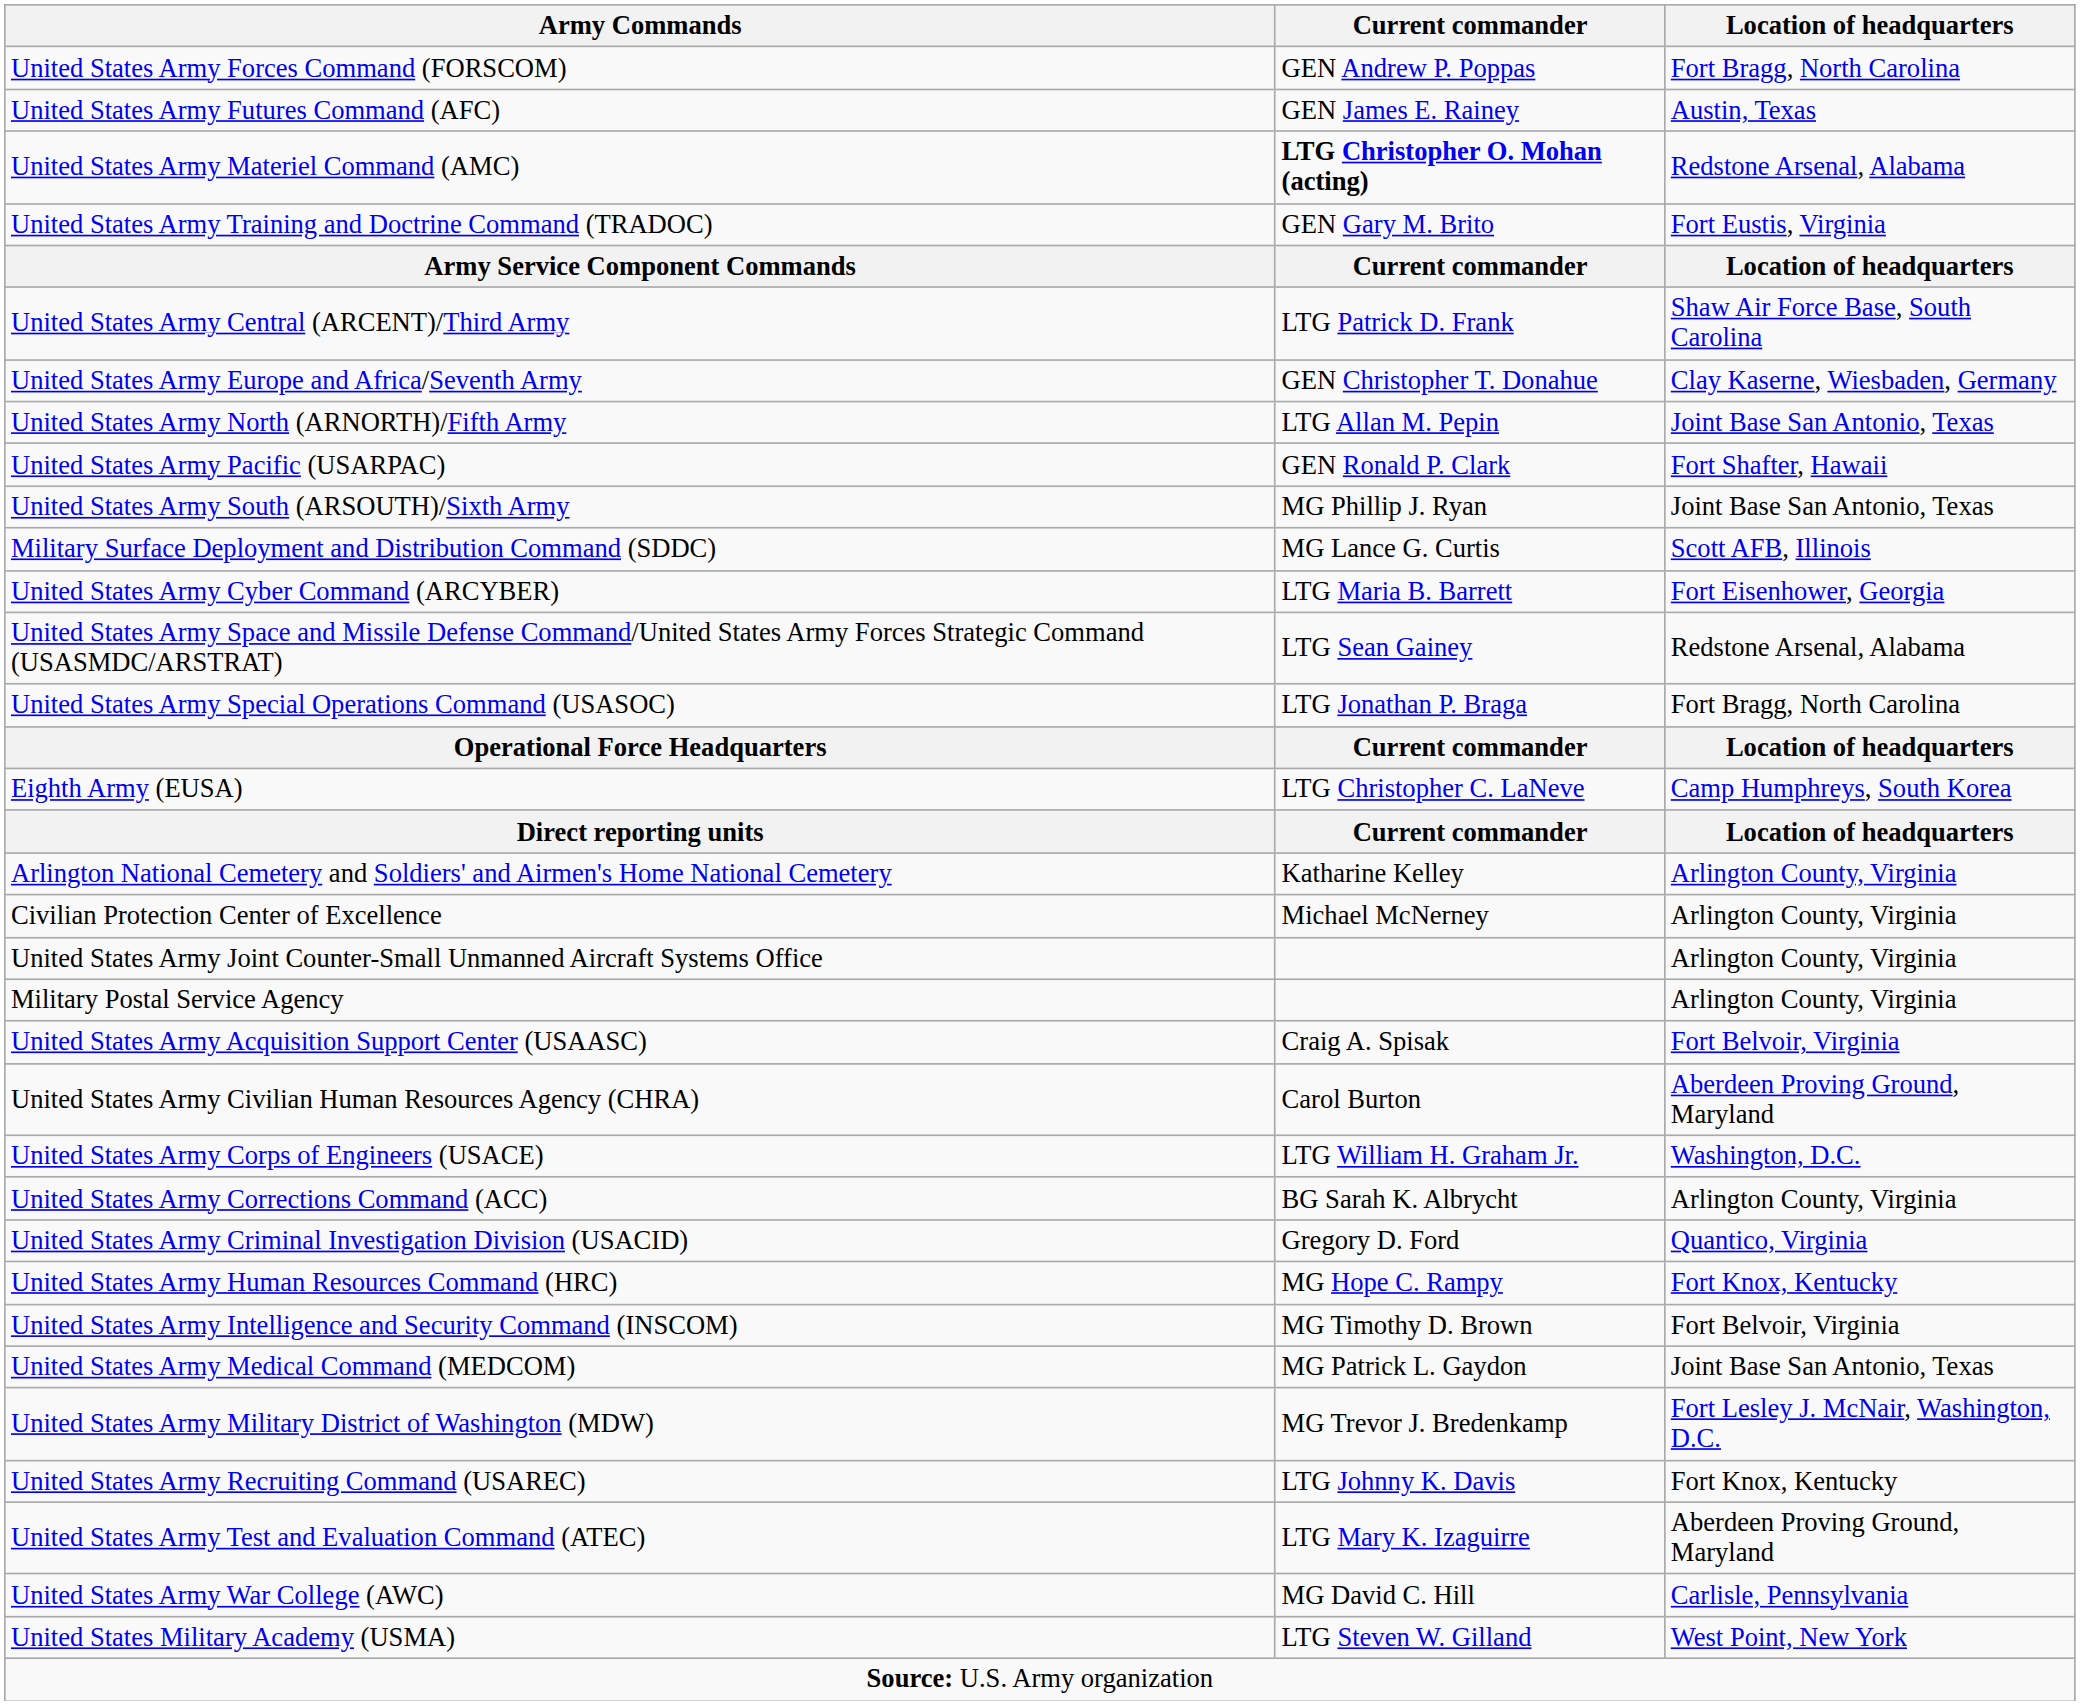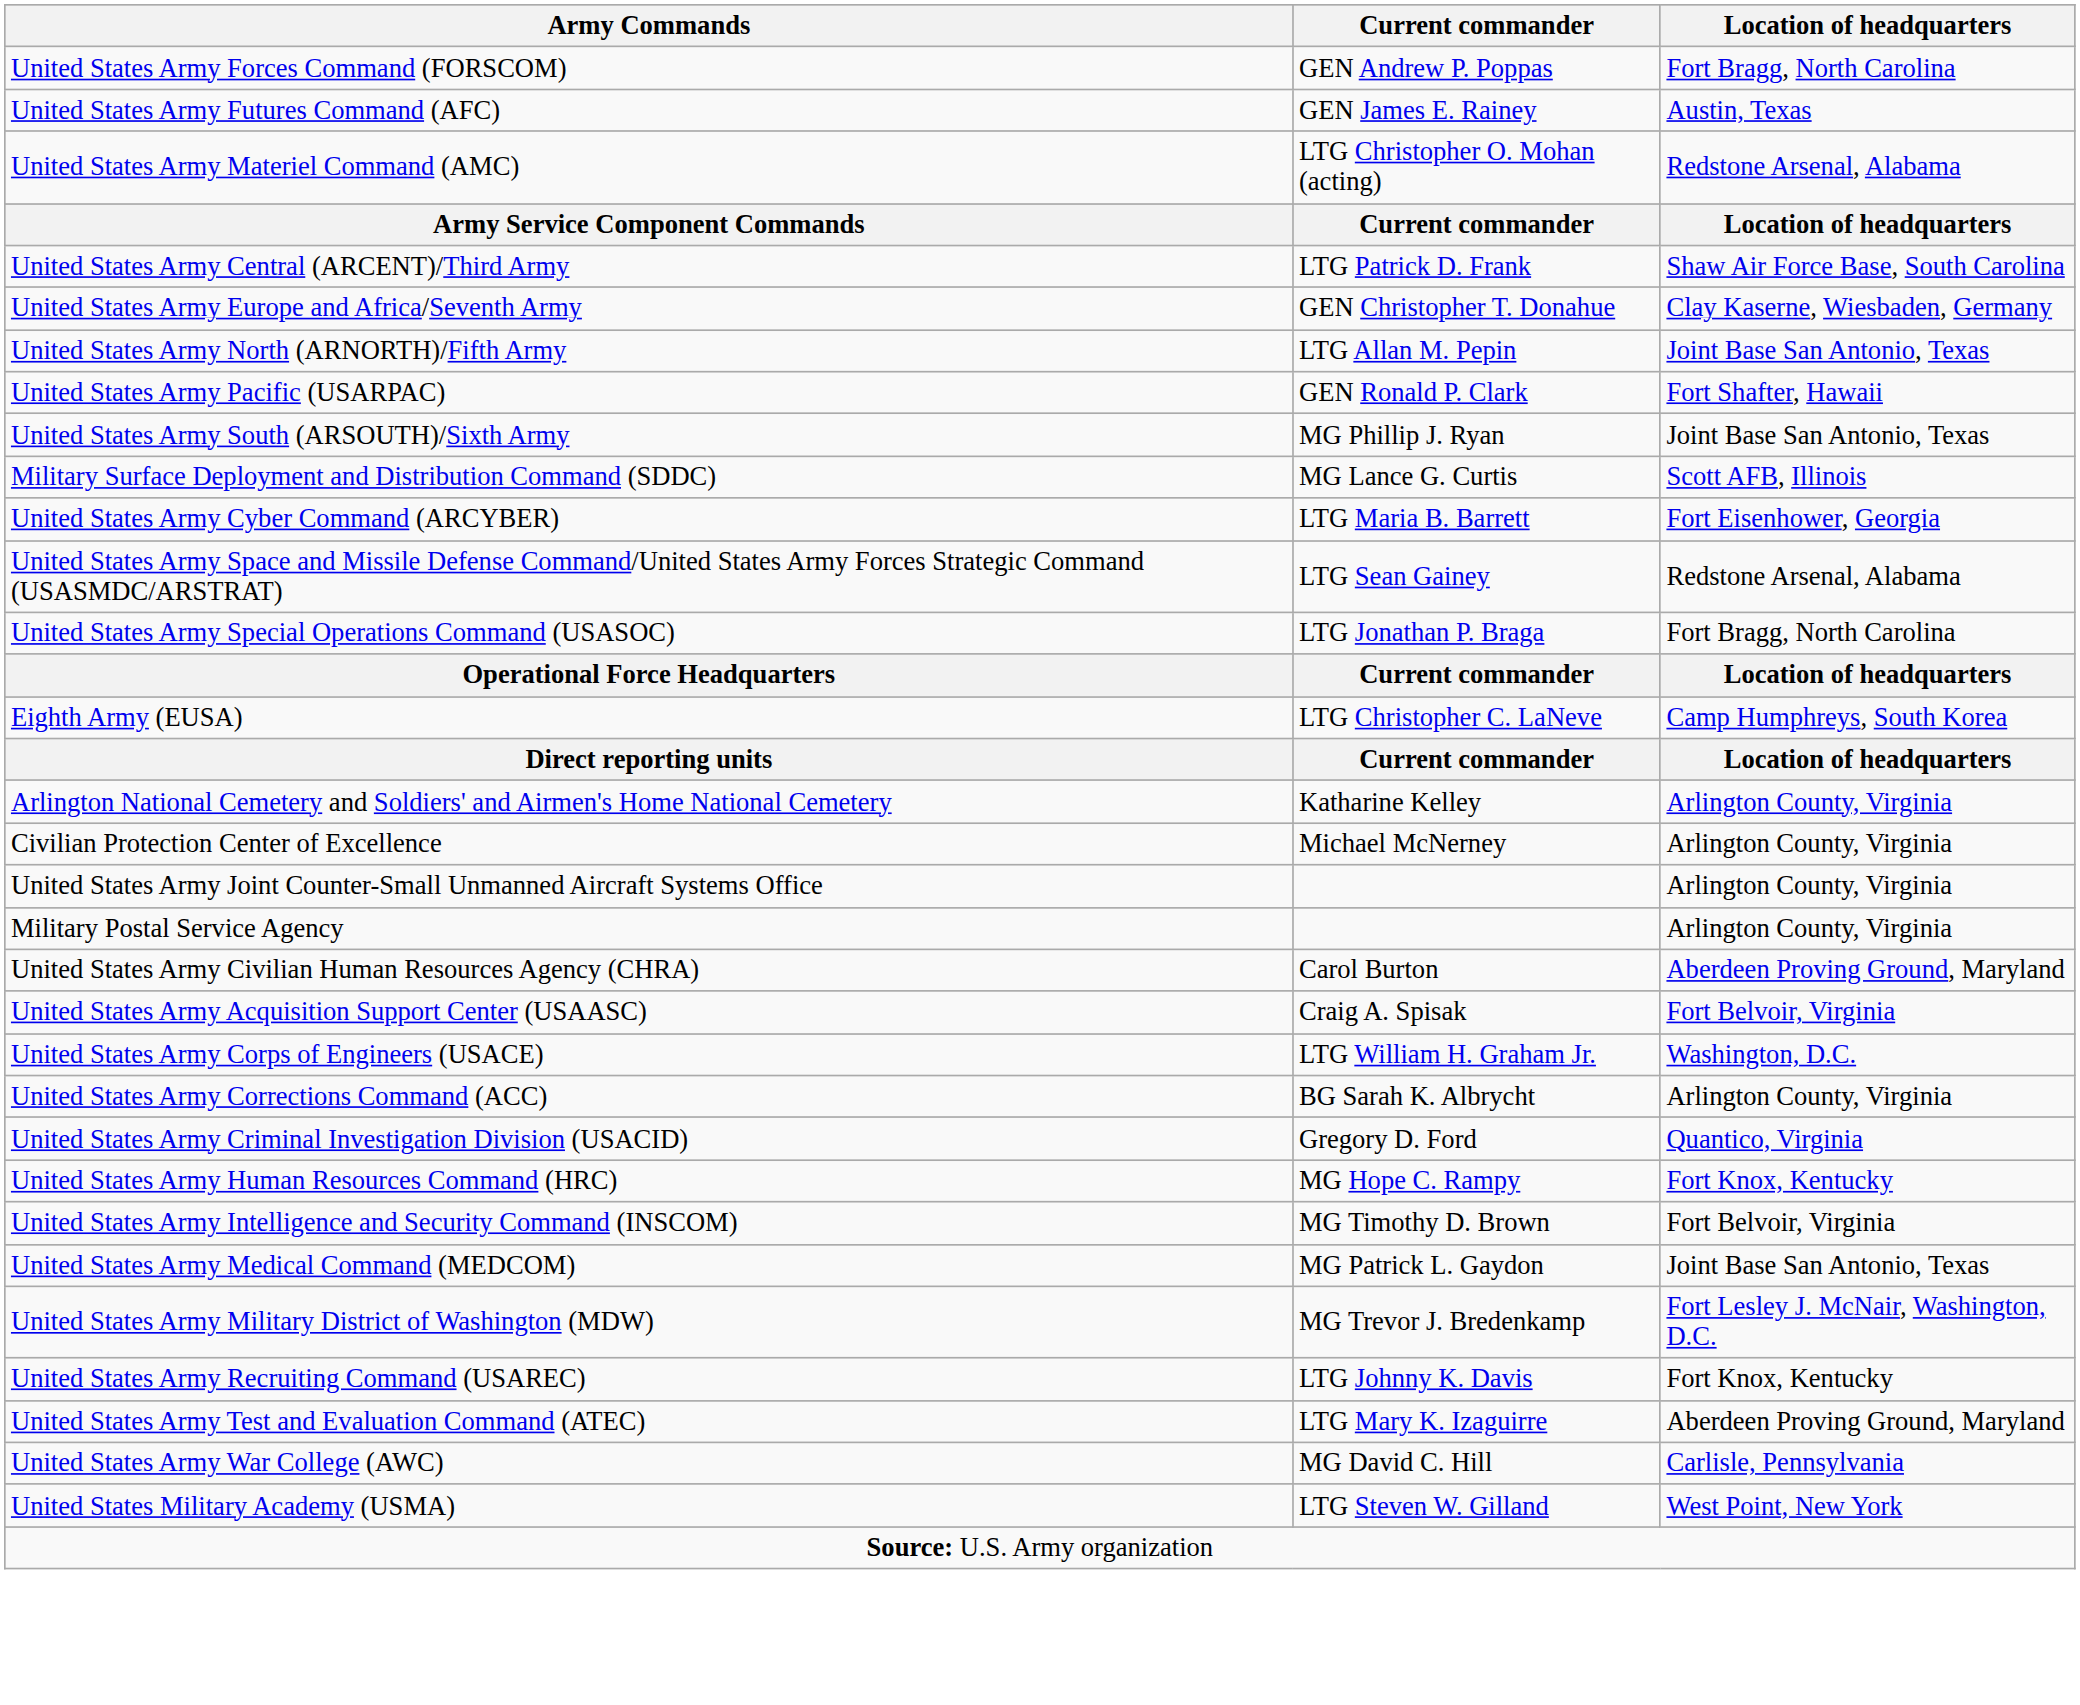(1442, 166) bold -> (1447, 166) normal
- row: (362, 223)
rows swapped: (329, 1041) <-> (355, 1098)
